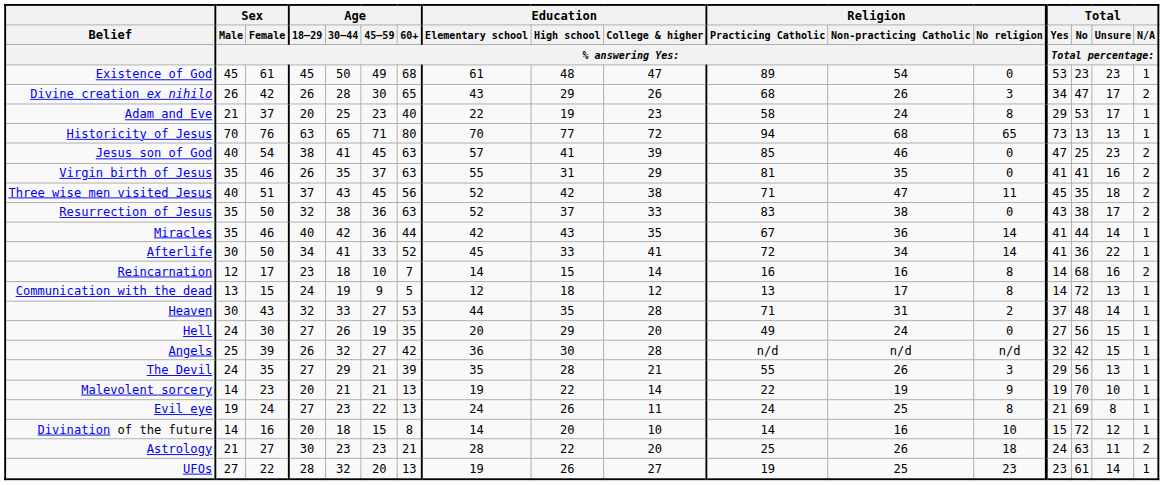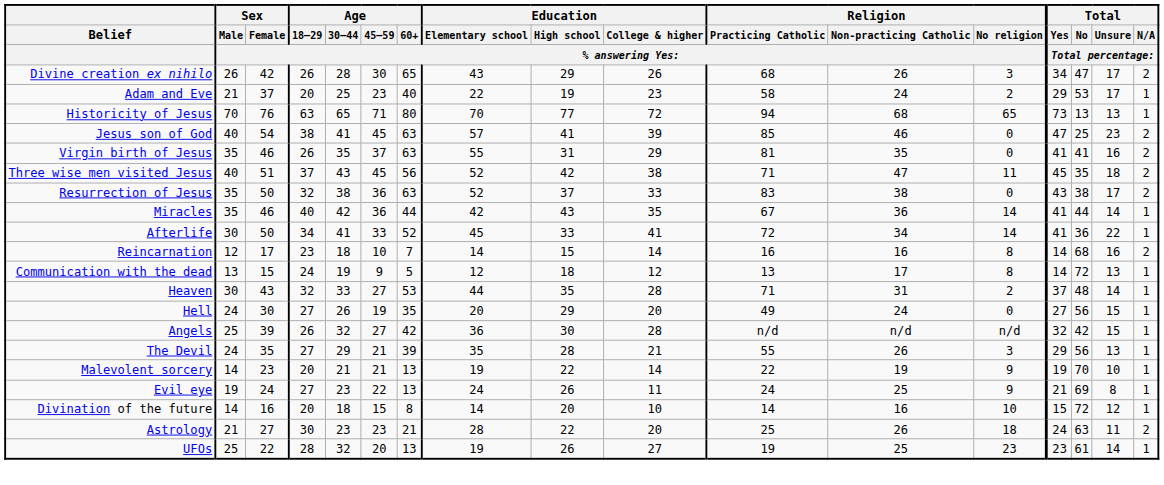- row: (154, 74)
(1010, 114) 8 -> (1010, 94) 2
(1010, 409) 8 -> (1010, 390) 9
(231, 468) 27 -> (231, 449) 25
